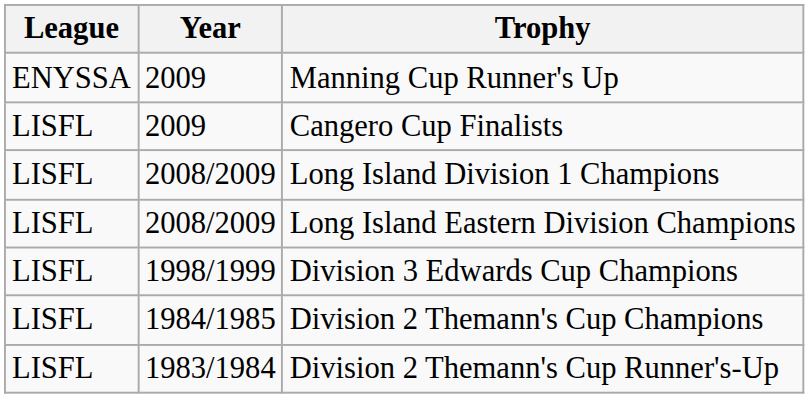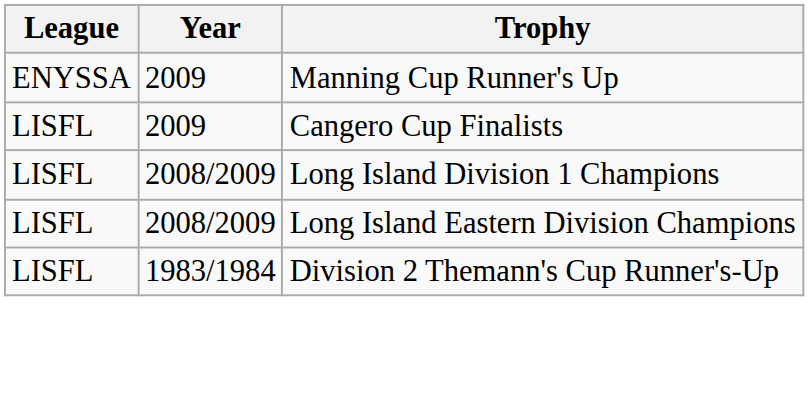- row: (514, 271)
- row: (527, 319)
